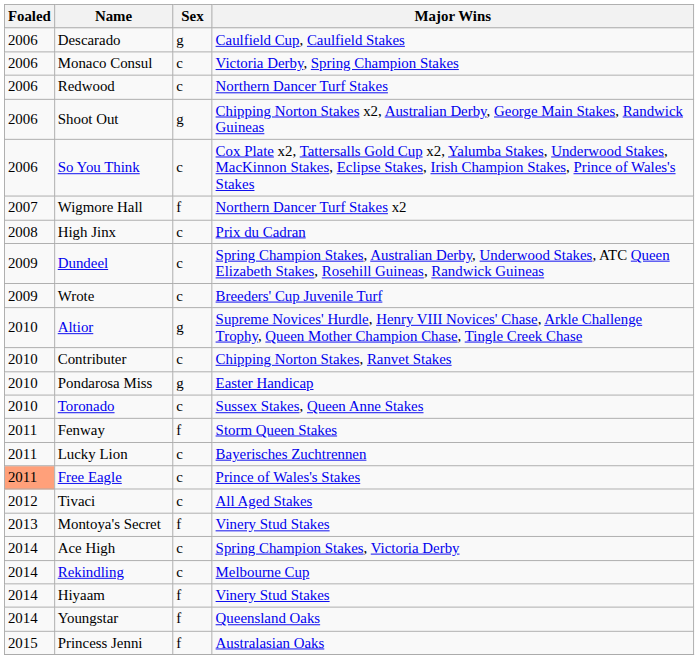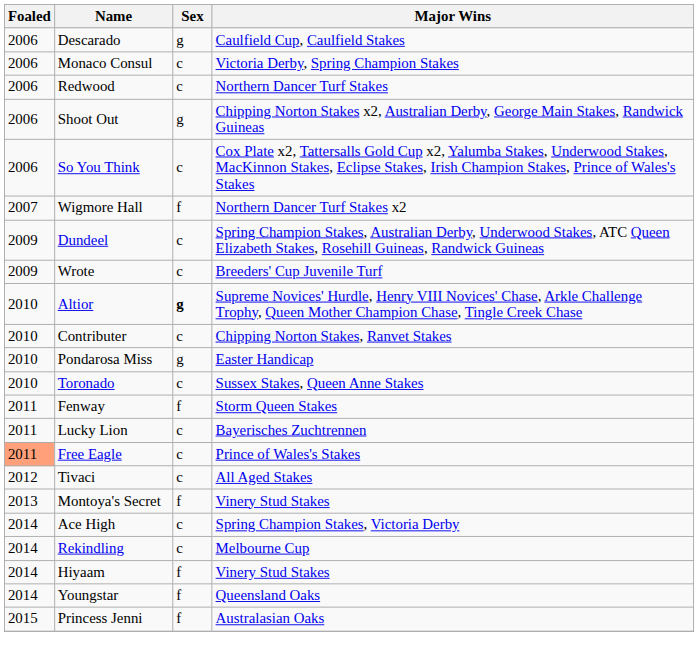- row: (87, 231)
(180, 327) normal -> (180, 304) bold
